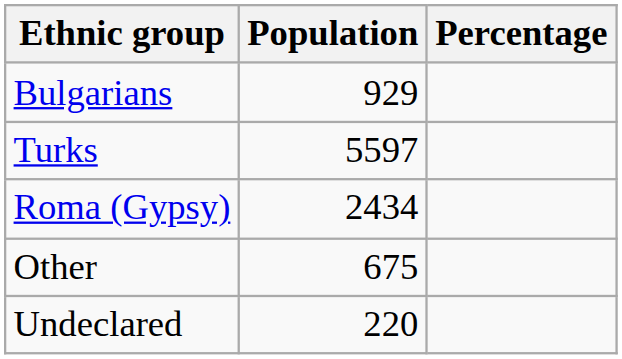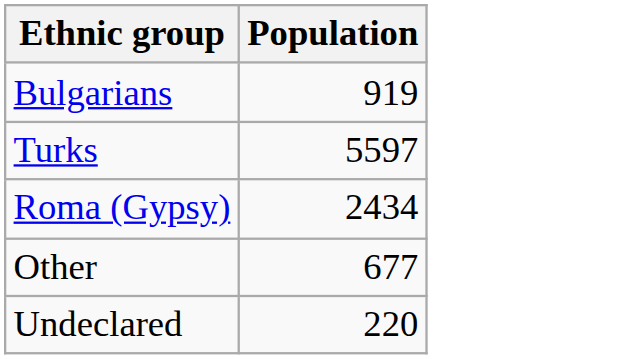- column: (521, 33)
(391, 91) 929 -> (391, 91) 919
(391, 265) 675 -> (391, 265) 677
